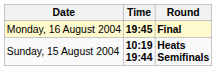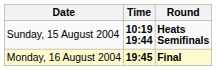rows swapped: (63, 51) <-> (64, 29)
